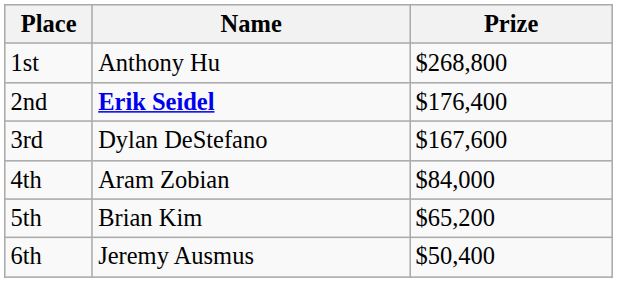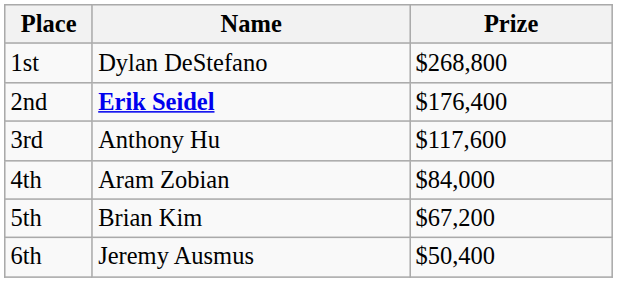(159, 62) Anthony Hu -> (183, 62) Dylan DeStefano
(183, 140) Dylan DeStefano -> (159, 140) Anthony Hu
(461, 140) $167,600 -> (461, 140) $117,600
(455, 218) $65,200 -> (455, 218) $67,200
